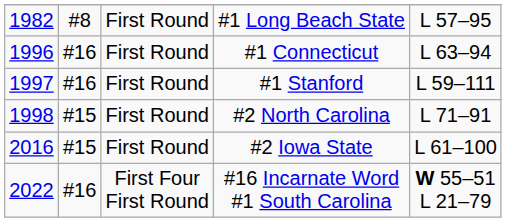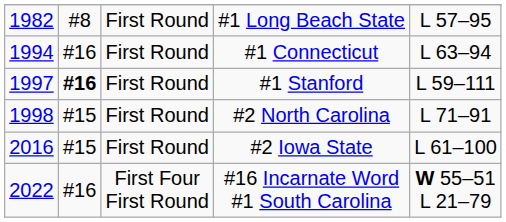(31, 52) 1996 -> (31, 52) 1994
(80, 83) normal -> (80, 83) bold
